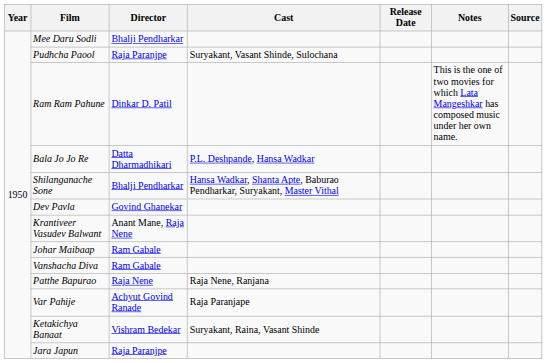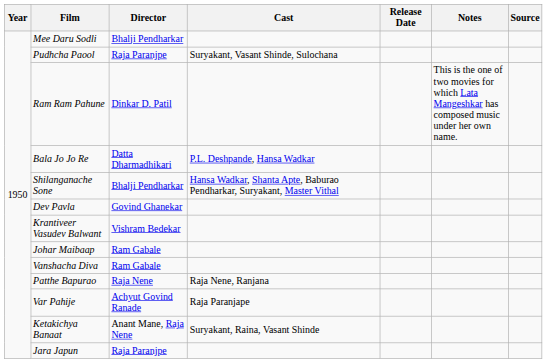(148, 228) Anant Mane, Raja Nene -> (146, 228) Vishram Bedekar
(146, 329) Vishram Bedekar -> (148, 329) Anant Mane, Raja Nene
